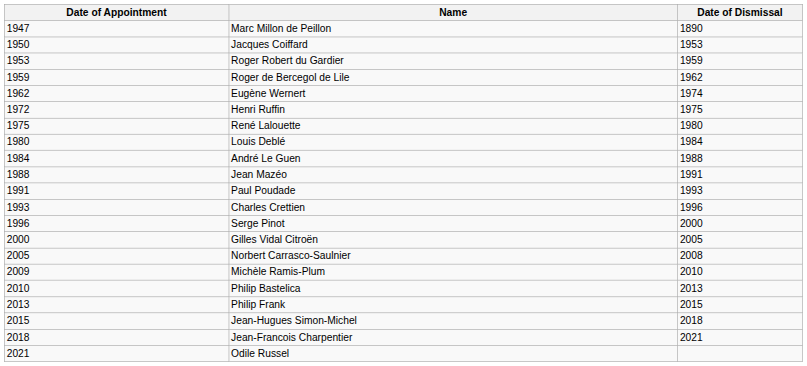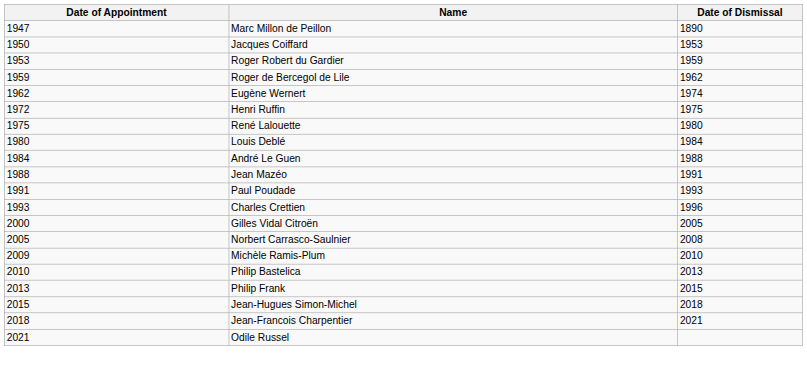- row: (258, 223)
